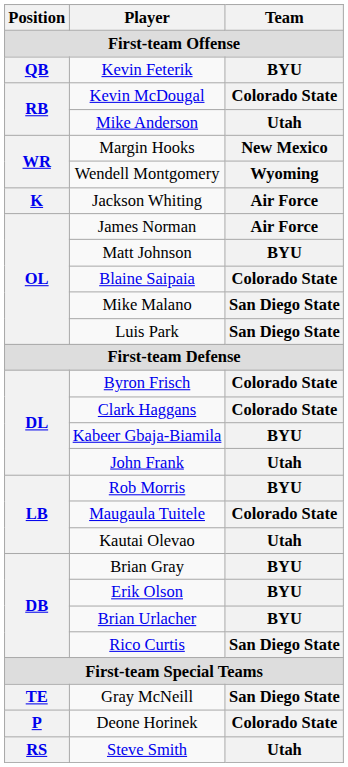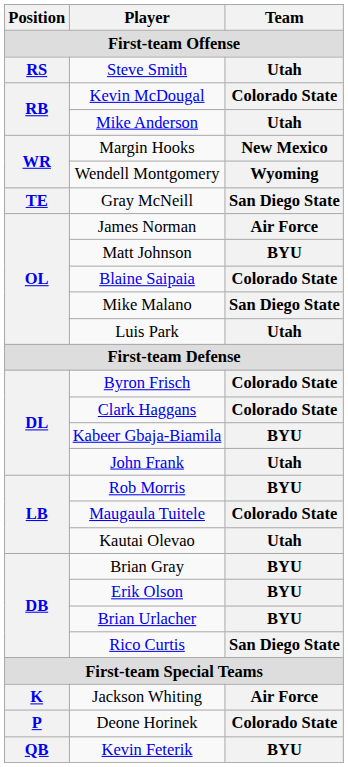rows swapped: (147, 69) <-> (147, 749)
rows swapped: (147, 697) <-> (147, 200)
(284, 331) San Diego State -> (284, 331) Utah
